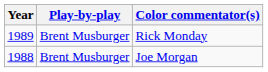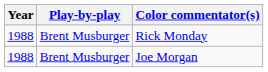(21, 35) 1989 -> (21, 35) 1988
